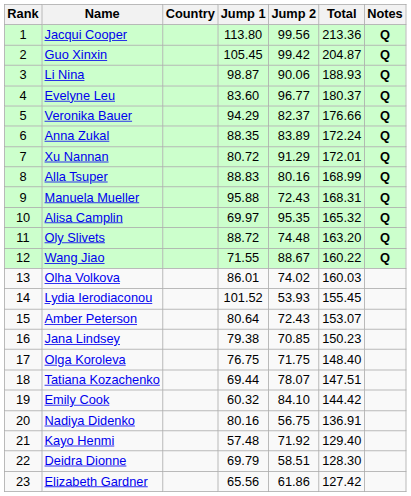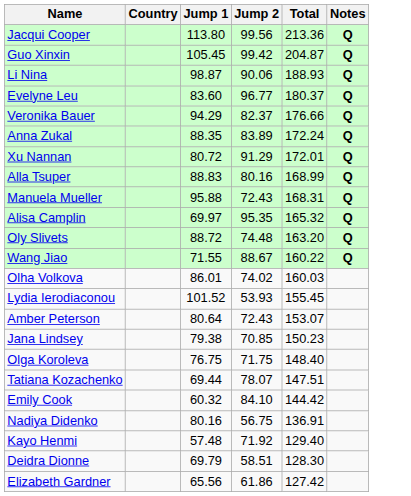- column: (23, 14)
